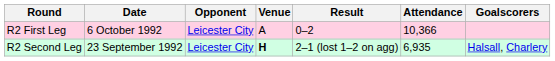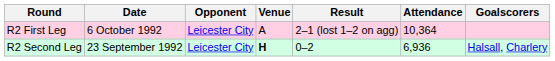(305, 30) 0–2 -> (347, 30) 2–1 (lost 1–2 on agg)
(420, 30) 10,366 -> (420, 30) 10,364
(347, 47) 2–1 (lost 1–2 on agg) -> (305, 47) 0–2
(417, 47) 6,935 -> (417, 47) 6,936
